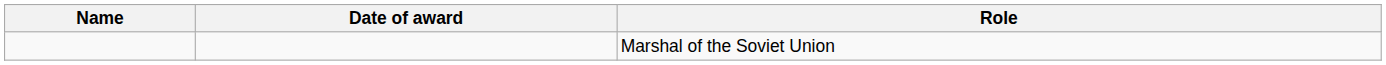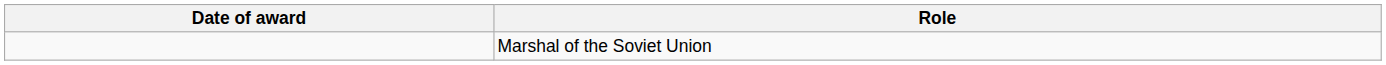- column: (100, 18)
